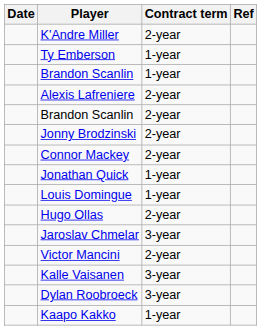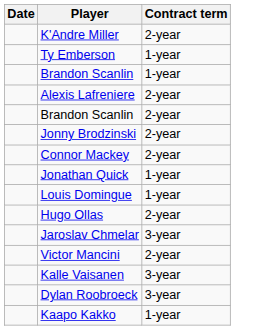- column: (244, 14)
